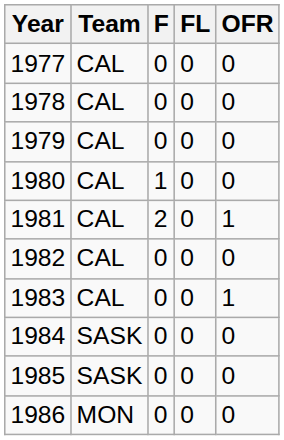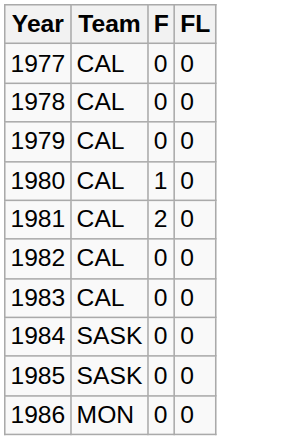- column: (248, 24)
